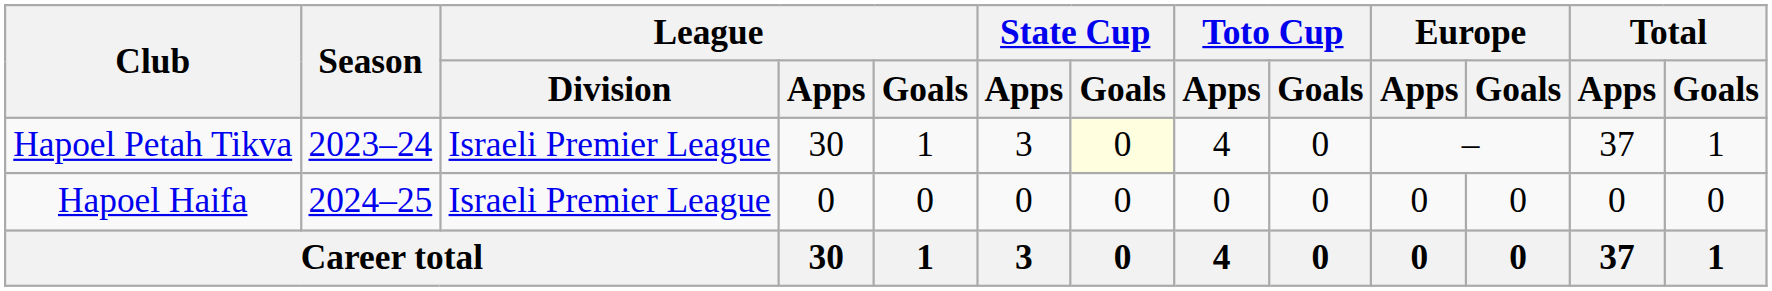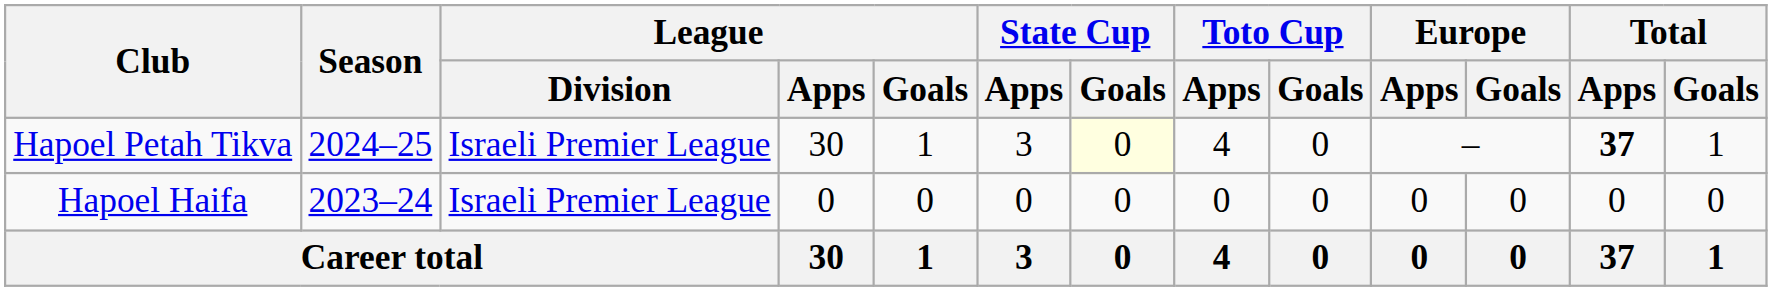(370, 144) 2023–24 -> (370, 144) 2024–25
(1617, 144) normal -> (1617, 144) bold
(370, 200) 2024–25 -> (370, 200) 2023–24
